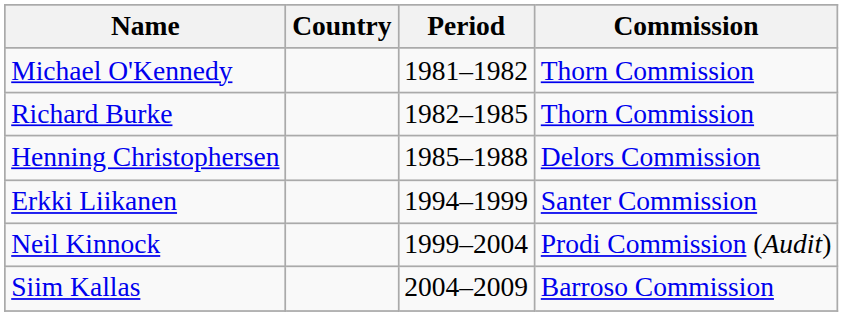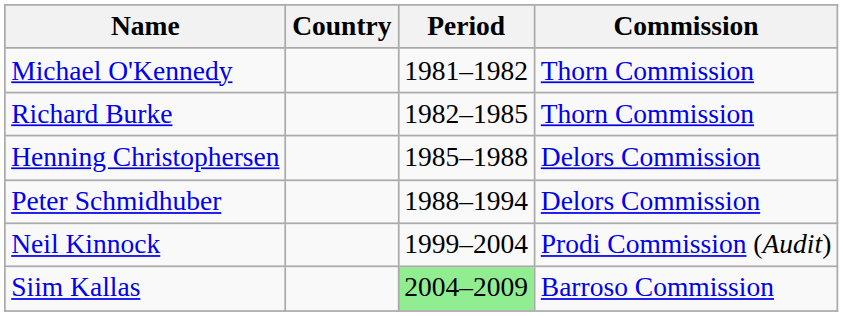+ row: (116, 200)
- row: (94, 200)
(466, 288) no background -> (466, 288) lightgreen background
